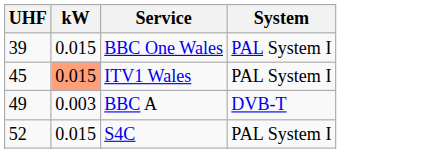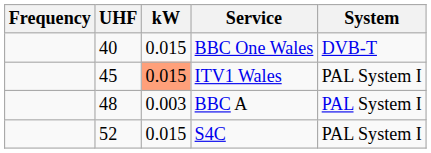+ column: (50, 18)
(18, 47) 39 -> (108, 47) 40
(281, 47) PAL System I -> (349, 47) DVB-T
(18, 104) 49 -> (108, 104) 48
(259, 104) DVB-T -> (372, 104) PAL System I
